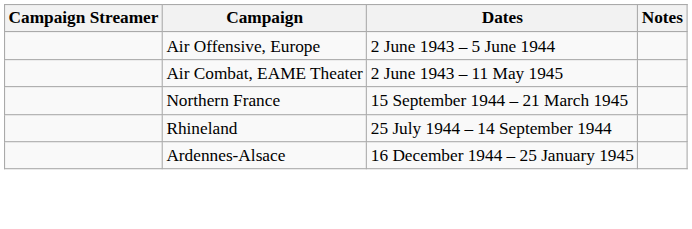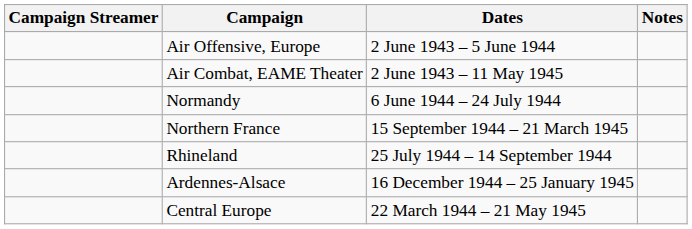+ row: (203, 100)
+ row: (219, 210)
